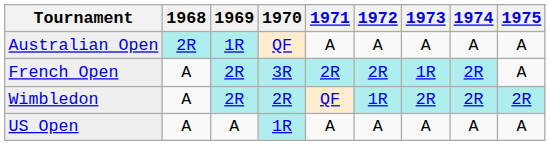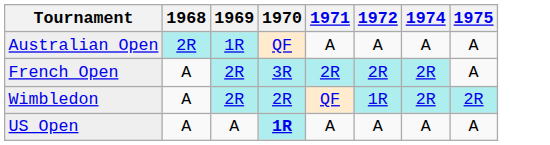- column: (426, 18)
(282, 127) normal -> (282, 127) bold
